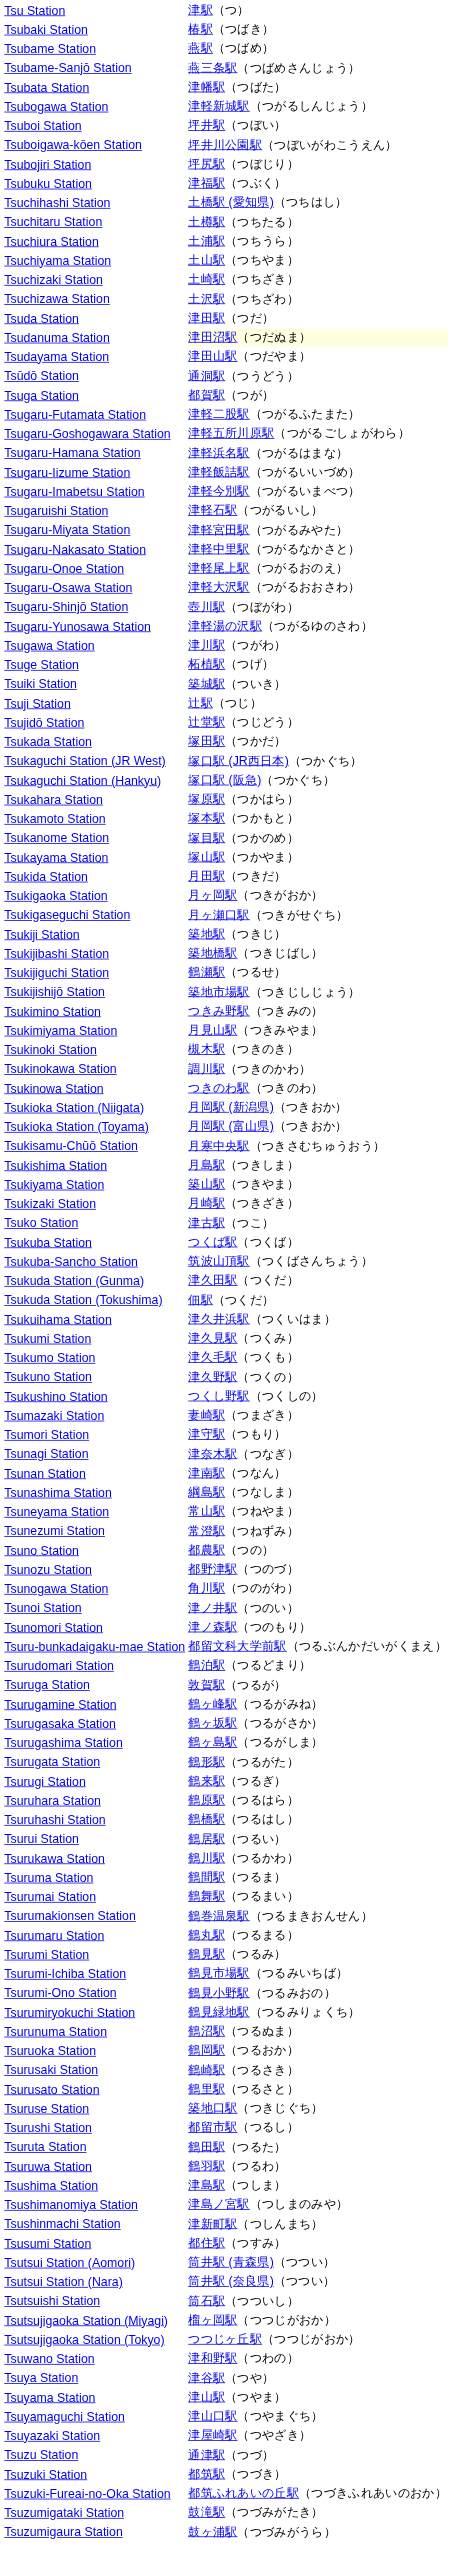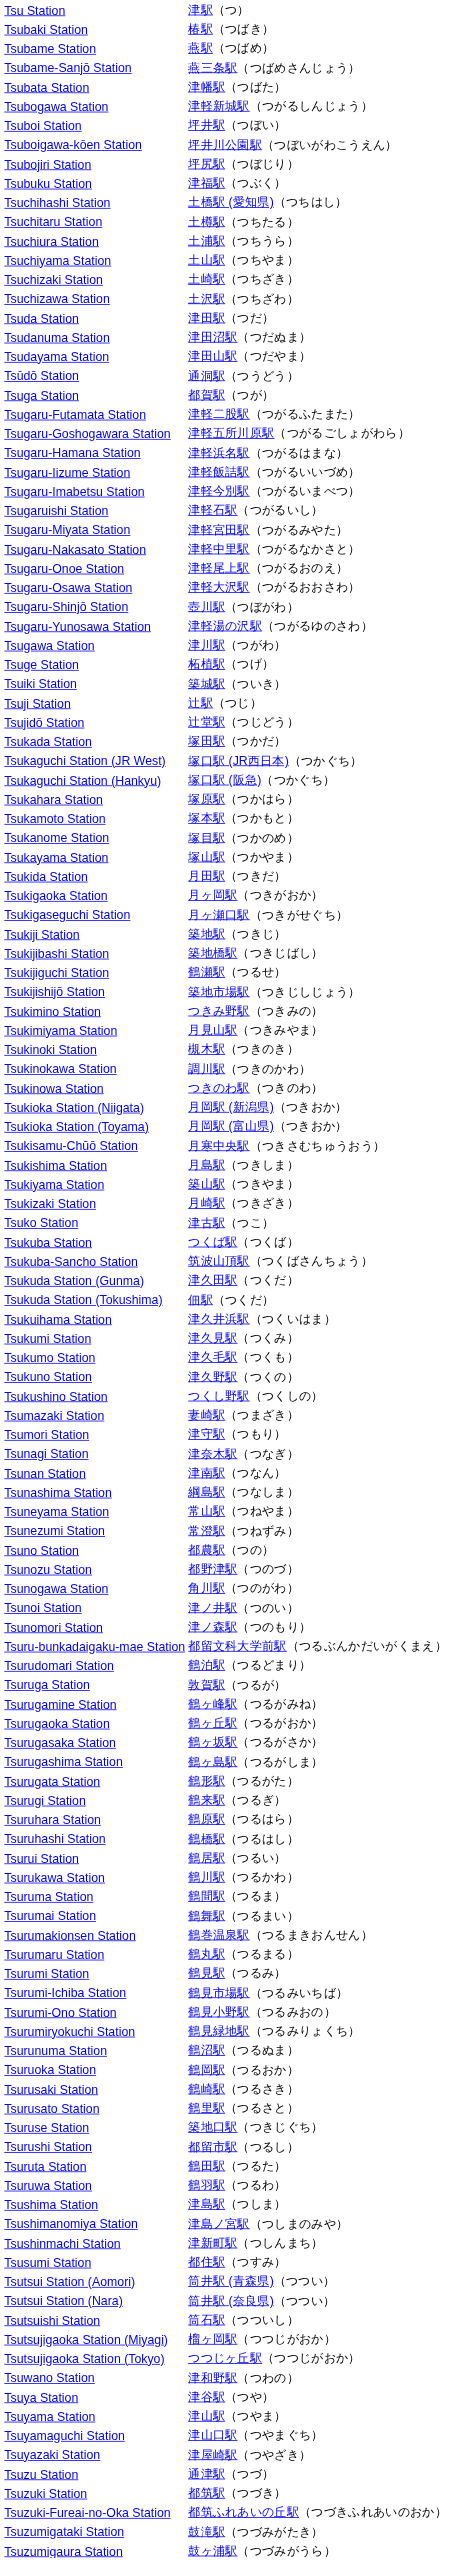(250, 337) lightyellow background -> (250, 337) no background
+ row: (57, 1723)
